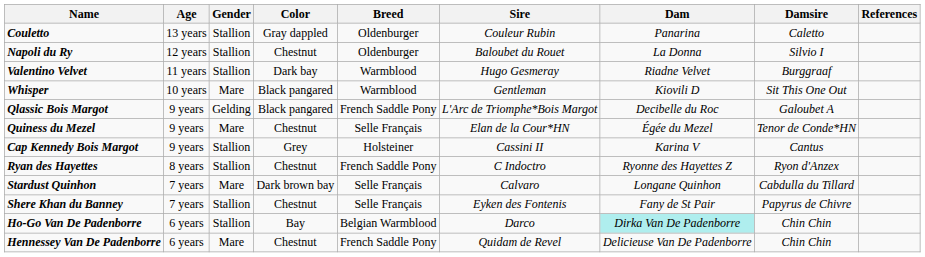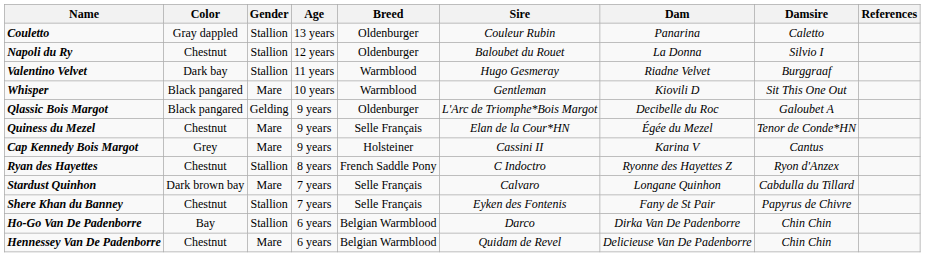columns swapped: (186, 14) <-> (295, 14)
(388, 109) French Saddle Pony -> (388, 109) Oldenburger
(232, 147) Stallion -> (269, 147) Mare
(677, 223) paleturquoise background -> (677, 223) no background
(388, 242) French Saddle Pony -> (388, 242) Belgian Warmblood
